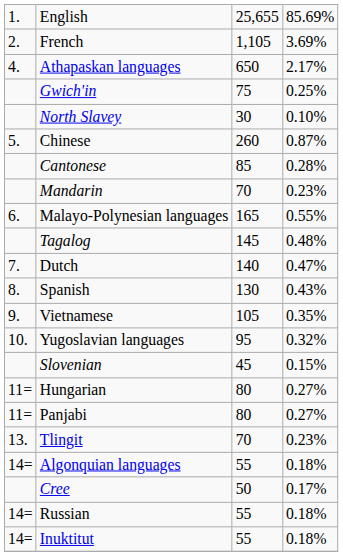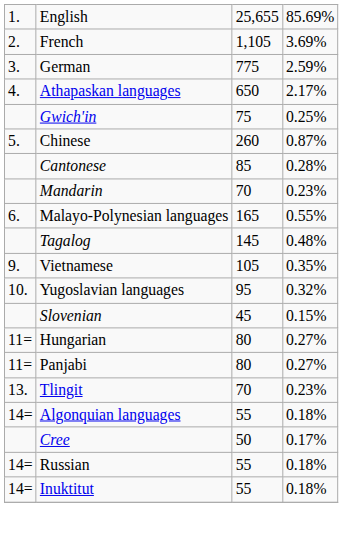+ row: (65, 66)
- row: (81, 116)
- row: (59, 265)
- row: (65, 290)
